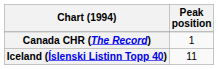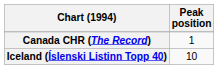(192, 56) 11 -> (192, 56) 10
